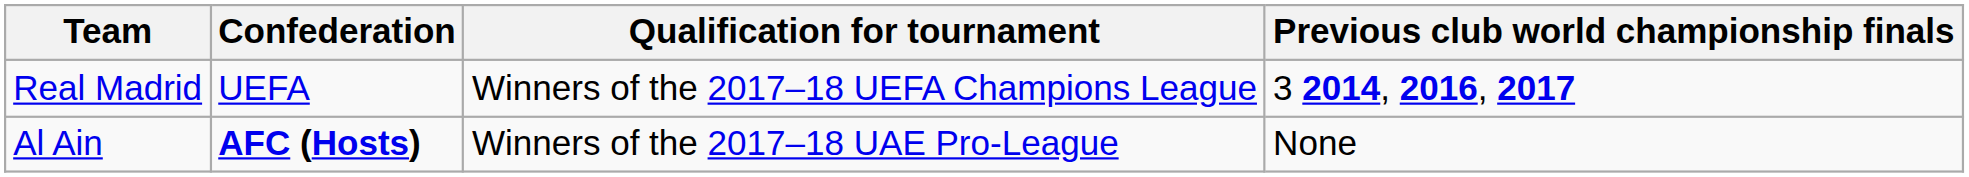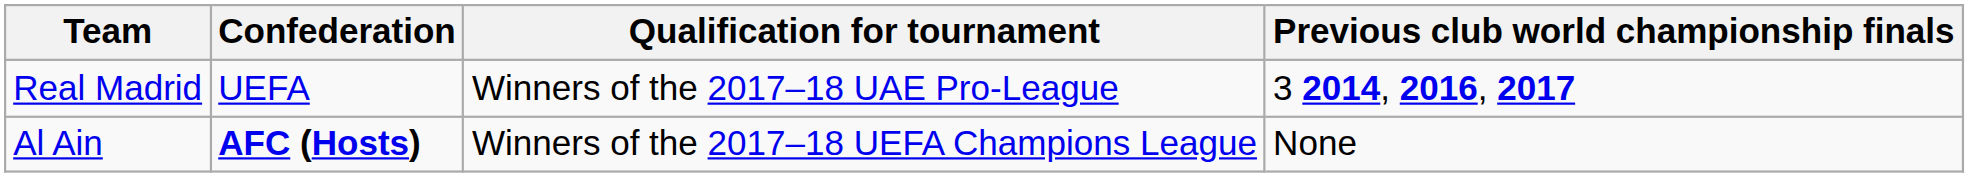(864, 87) Winners of the 2017–18 UEFA Champions League -> (795, 87) Winners of the 2017–18 UAE Pro-League
(795, 143) Winners of the 2017–18 UAE Pro-League -> (864, 143) Winners of the 2017–18 UEFA Champions League
